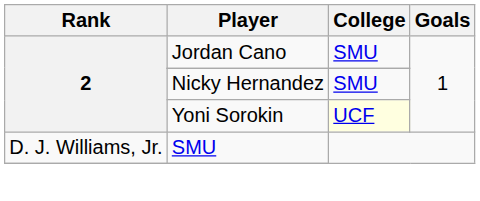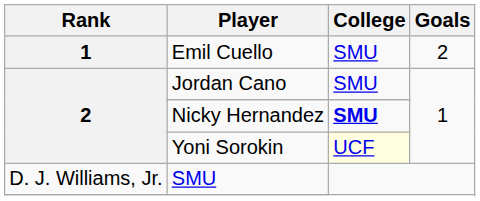+ row: (222, 52)
(356, 83) normal -> (356, 115) bold
